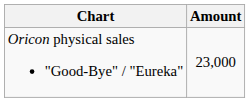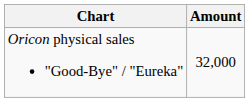(216, 62) 23,000 -> (216, 62) 32,000
